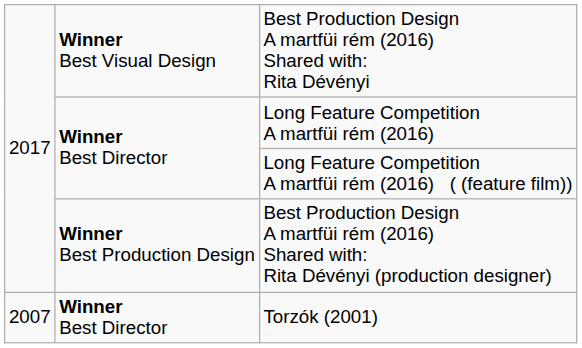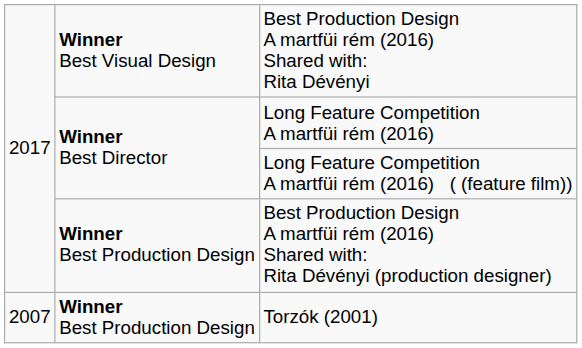(113, 317) Winner Best Director -> (157, 317) Winner Best Production Design
